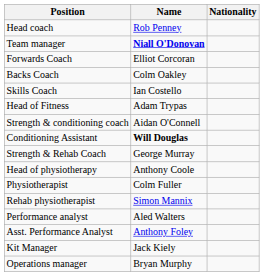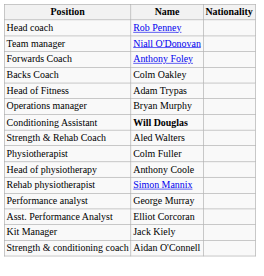(169, 43) bold -> (167, 43) normal
(164, 59) Elliot Corcoran -> (163, 59) Anthony Foley
- row: (32, 91)
rows swapped: (68, 122) <-> (47, 264)
(164, 153) George Murray -> (159, 138) Aled Walters
rows swapped: (52, 169) <-> (37, 185)
(159, 216) Aled Walters -> (164, 201) George Murray
(163, 232) Anthony Foley -> (164, 216) Elliot Corcoran
